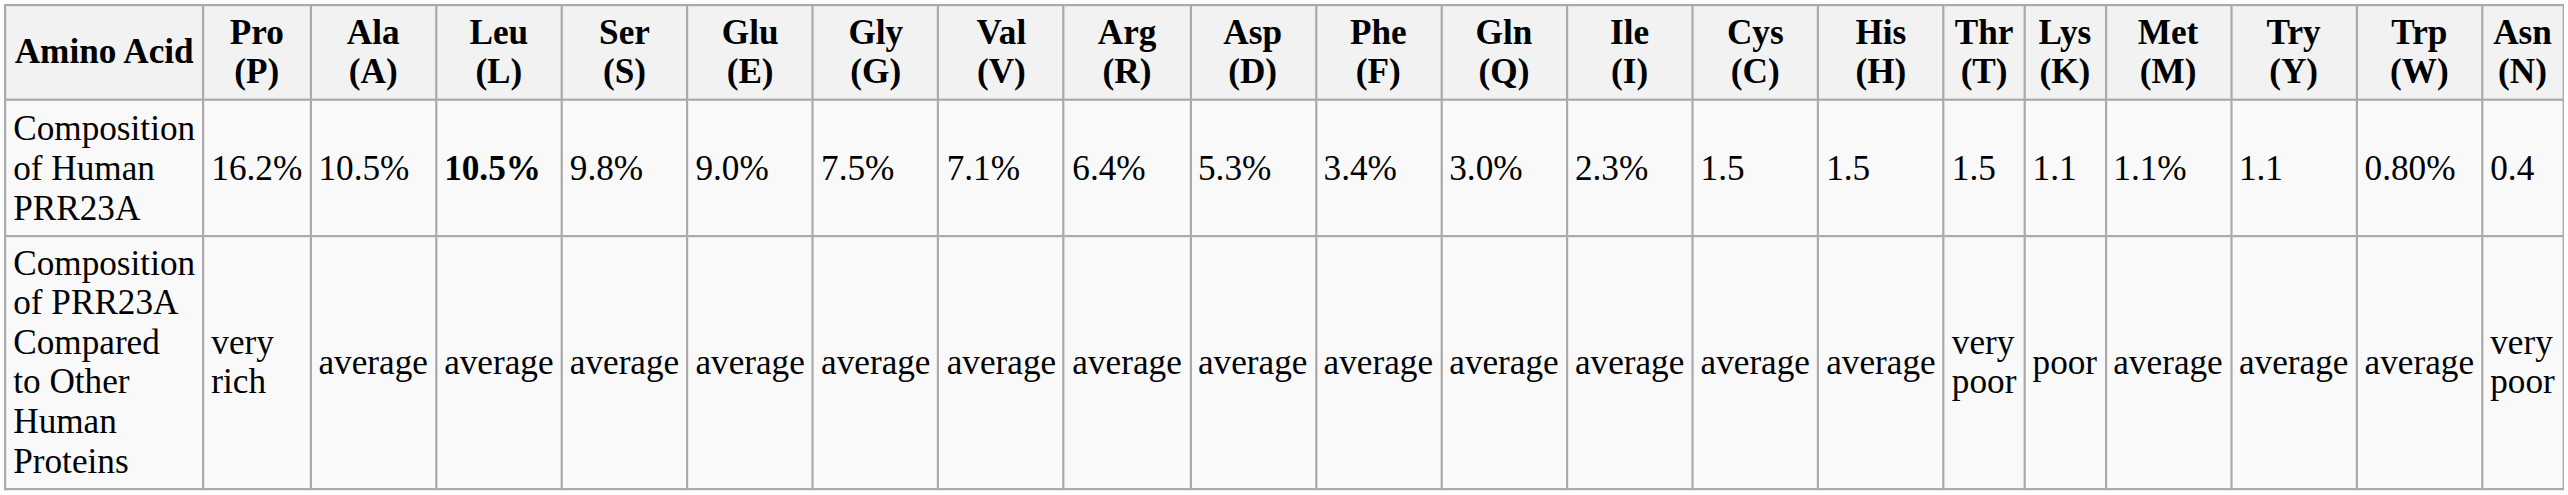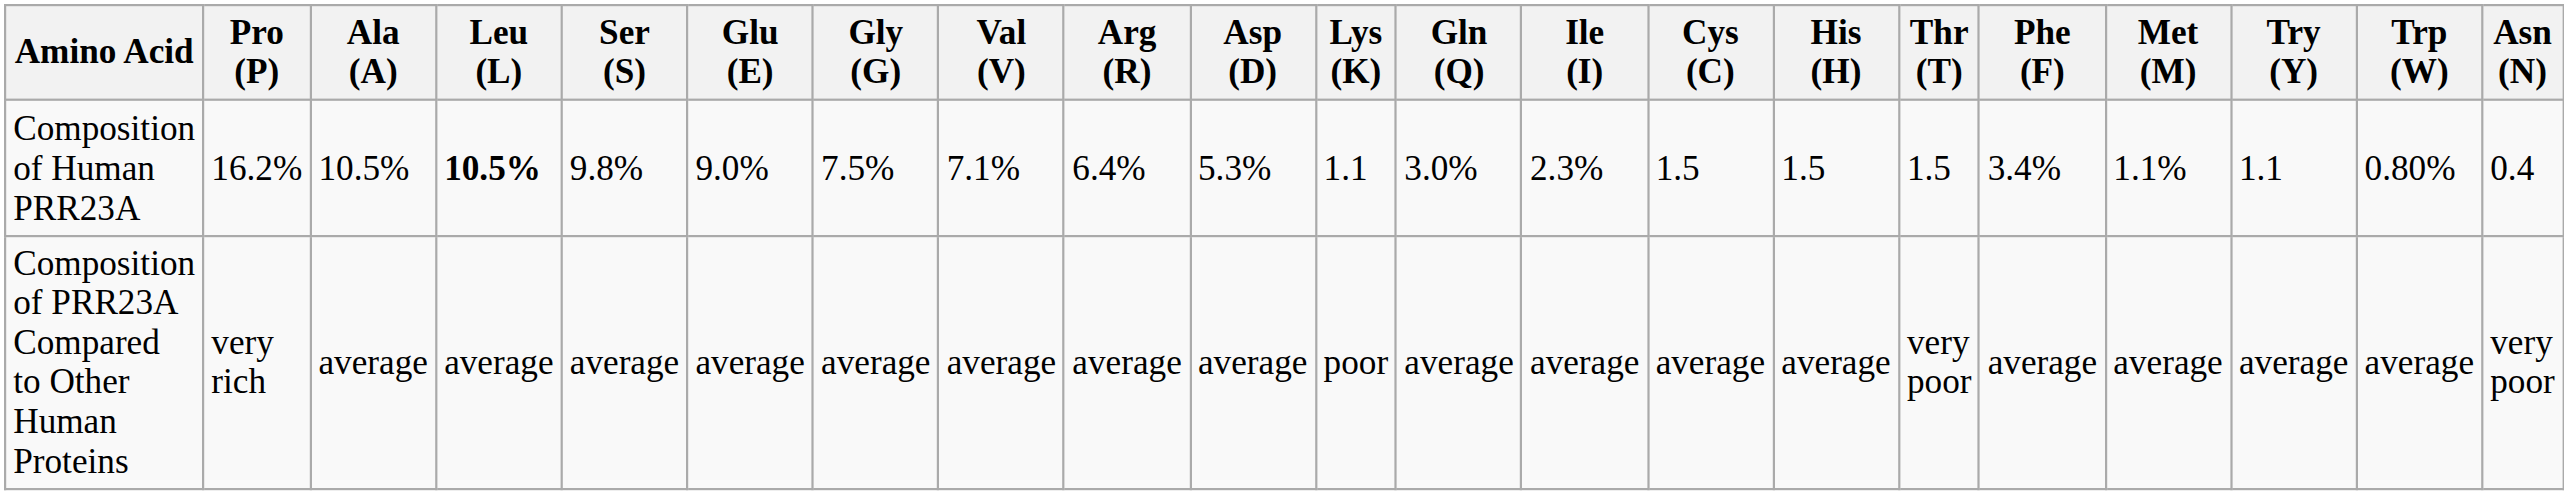columns swapped: (1378, 52) <-> (2065, 52)
